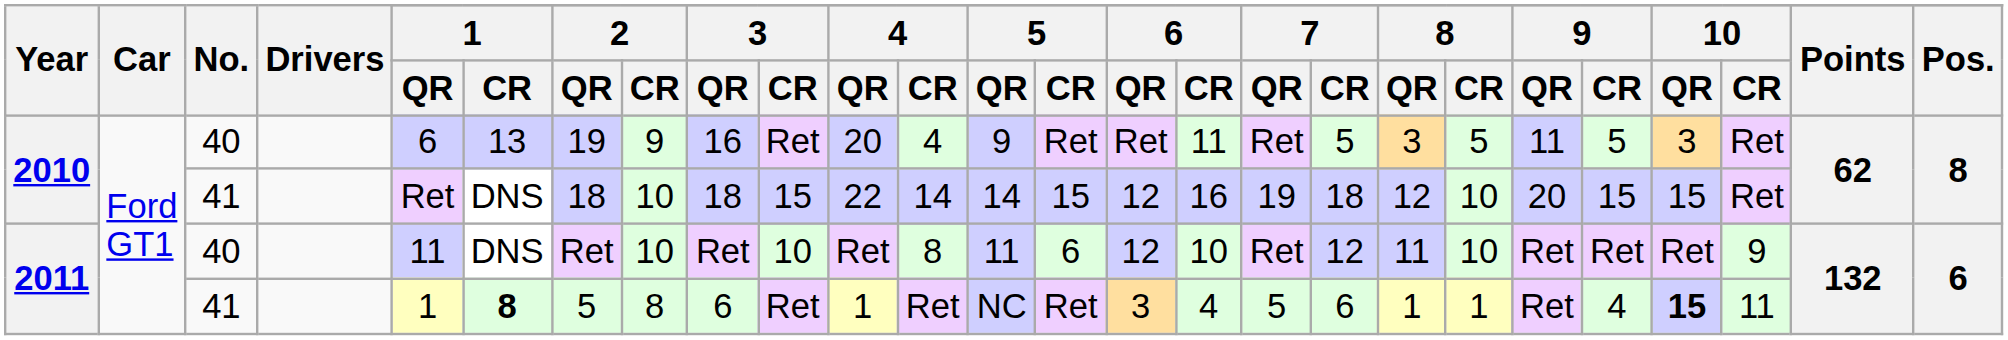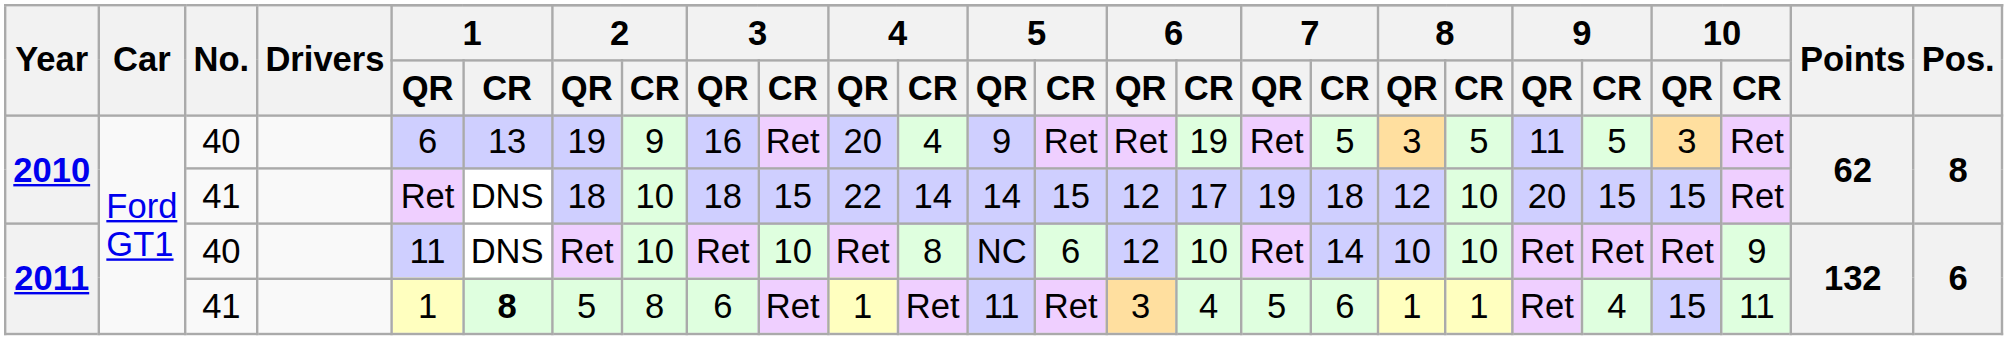(1209, 142) 11 -> (1209, 142) 19
(1209, 197) 16 -> (1209, 197) 17
(1002, 251) 11 -> (1002, 251) NC
(1345, 251) 12 -> (1345, 251) 14
(1412, 251) 11 -> (1412, 251) 10
(1002, 306) NC -> (1002, 306) 11
(1687, 306) bold -> (1687, 306) normal
